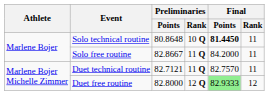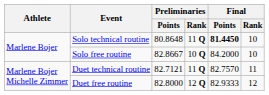(197, 40) 10 Q -> (197, 40) 11 Q
(253, 40) 11 -> (253, 40) 10
(197, 54) 11 Q -> (197, 54) 10 Q
(253, 54) 11 -> (253, 54) 10
(225, 83) lightgreen background -> (225, 83) no background
